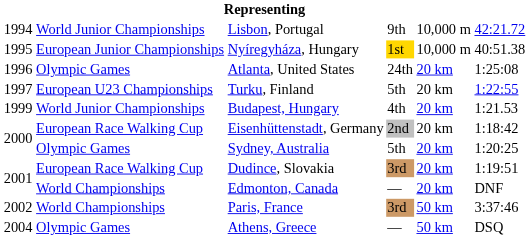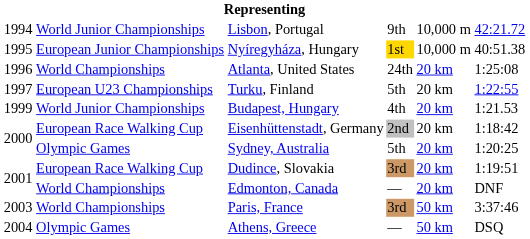(83, 69) Olympic Games -> (101, 69) World Championships
(18, 207) 2002 -> (18, 207) 2003
